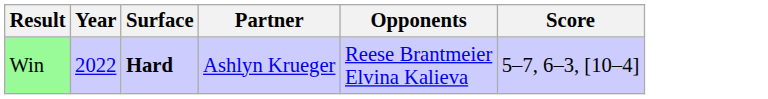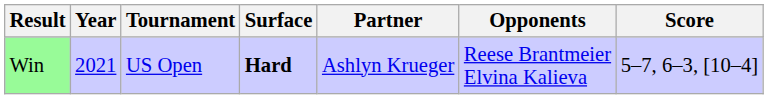+ column: (181, 20)
(96, 65) 2022 -> (96, 65) 2021
